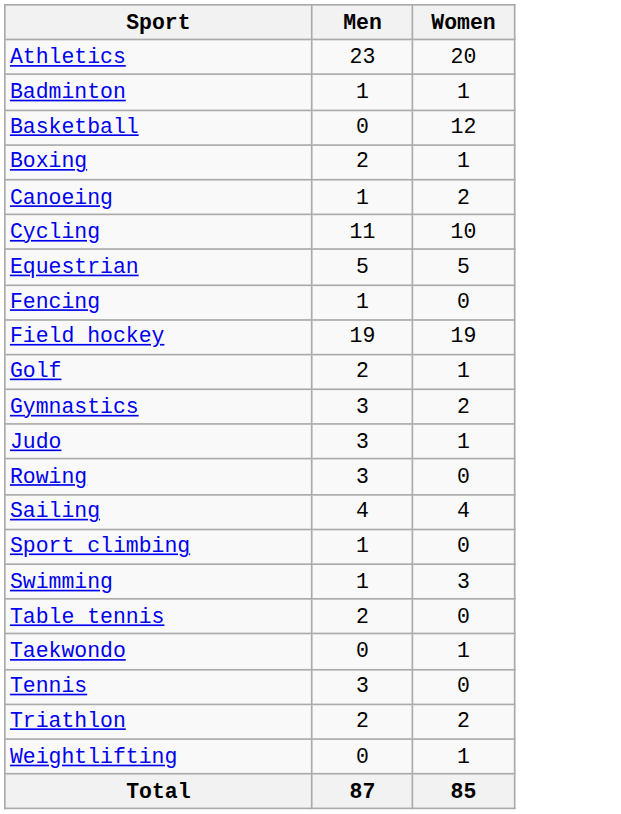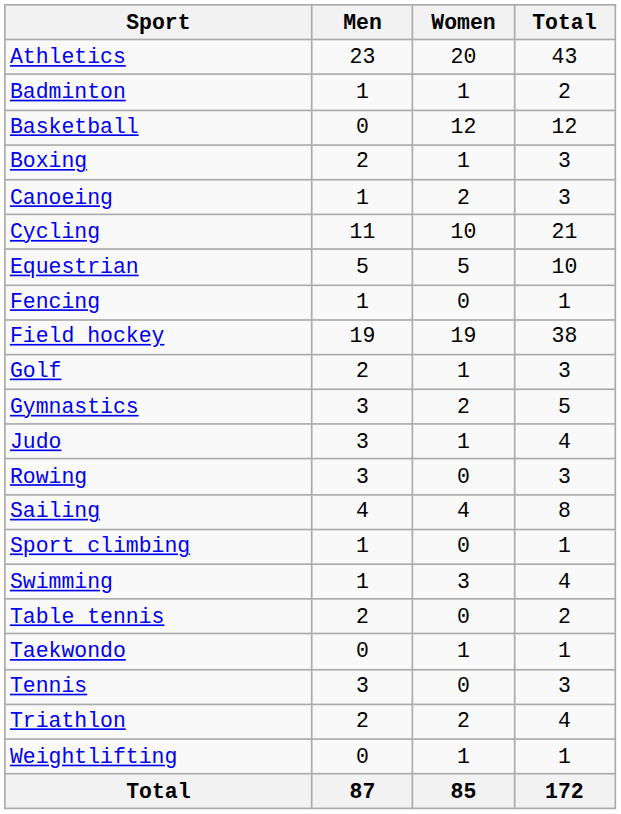+ column: (564, 22)
